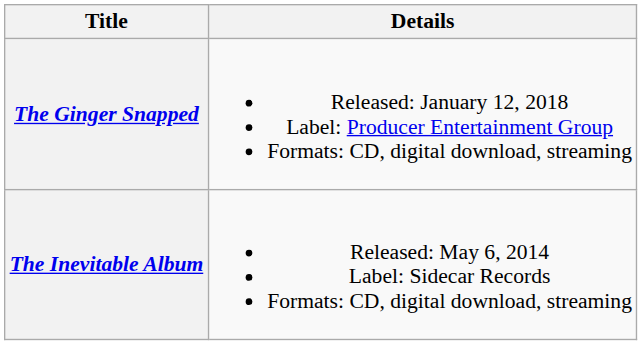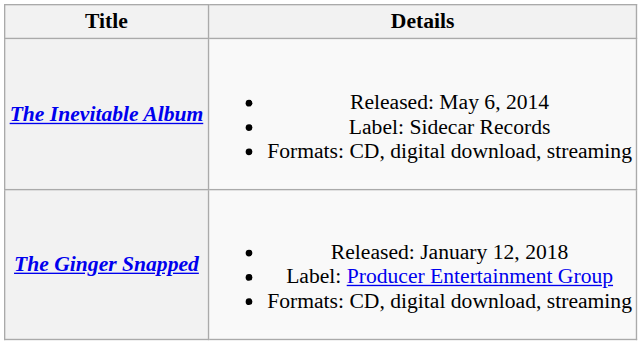rows swapped: (106, 264) <-> (106, 113)
